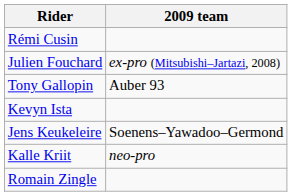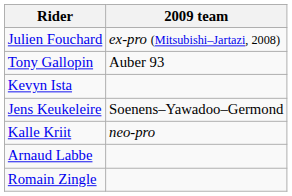- row: (43, 39)
+ row: (50, 156)
